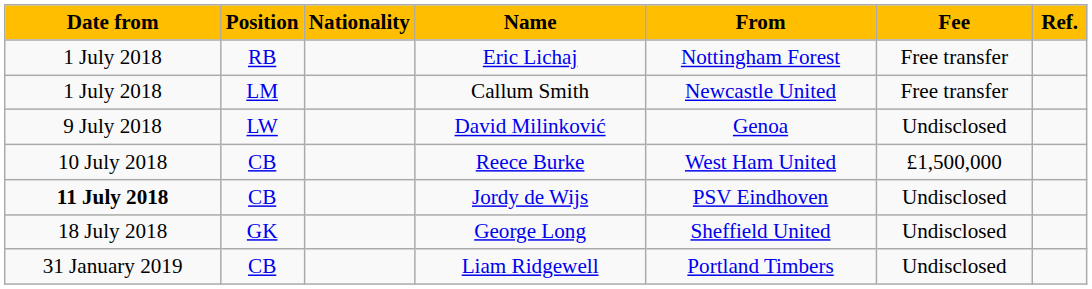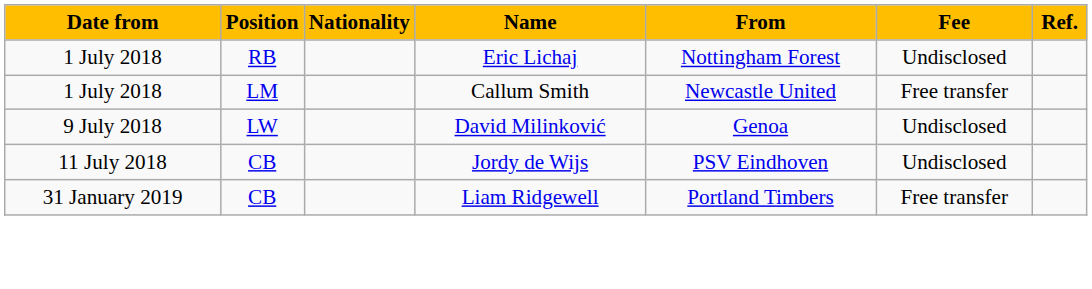(954, 57) Free transfer -> (954, 57) Undisclosed
- row: (530, 161)
(113, 196) bold -> (113, 161) normal
- row: (530, 231)
(954, 266) Undisclosed -> (954, 196) Free transfer
